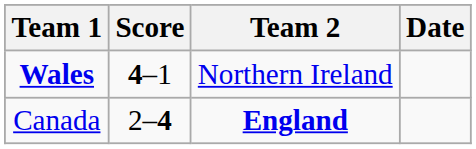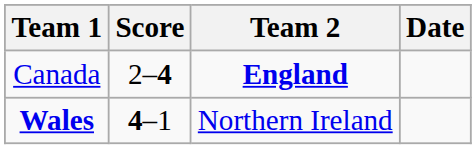rows swapped: (57, 73) <-> (57, 119)
